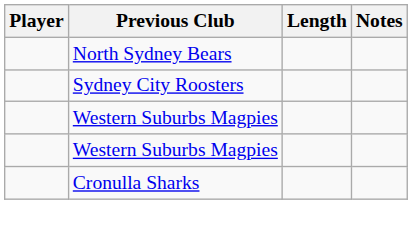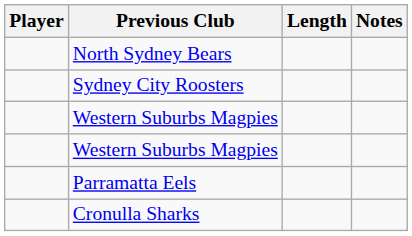+ row: (36, 183)
